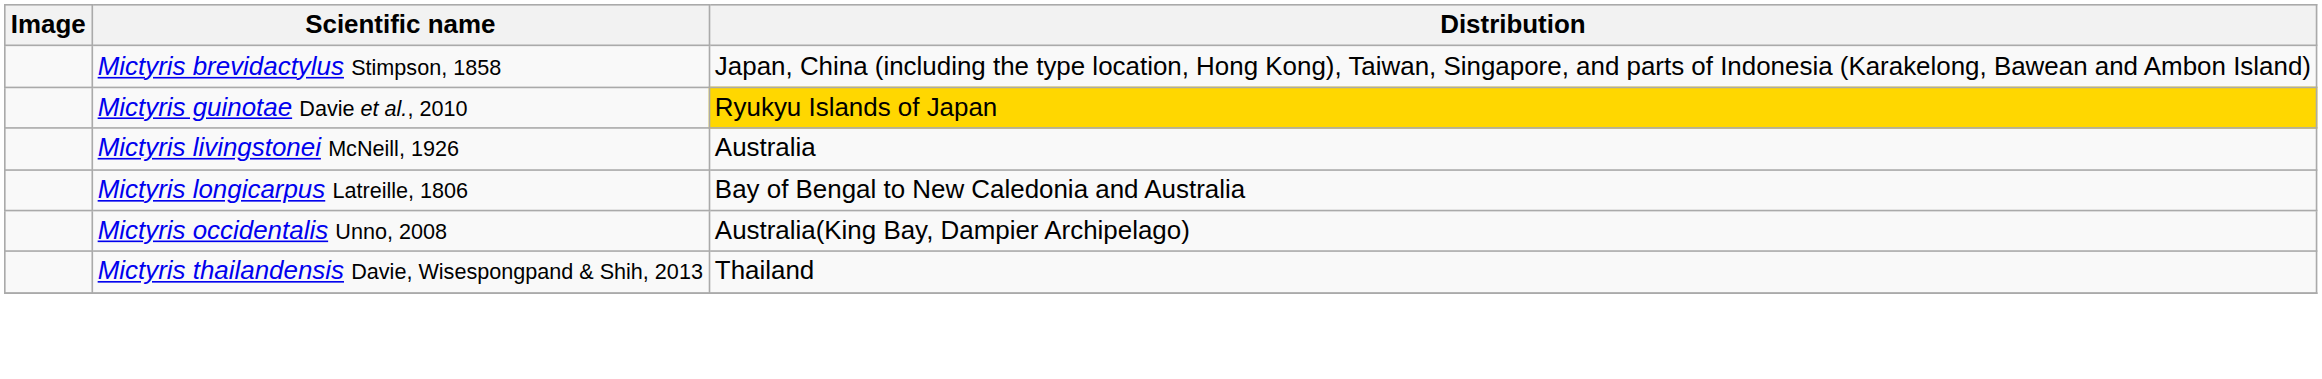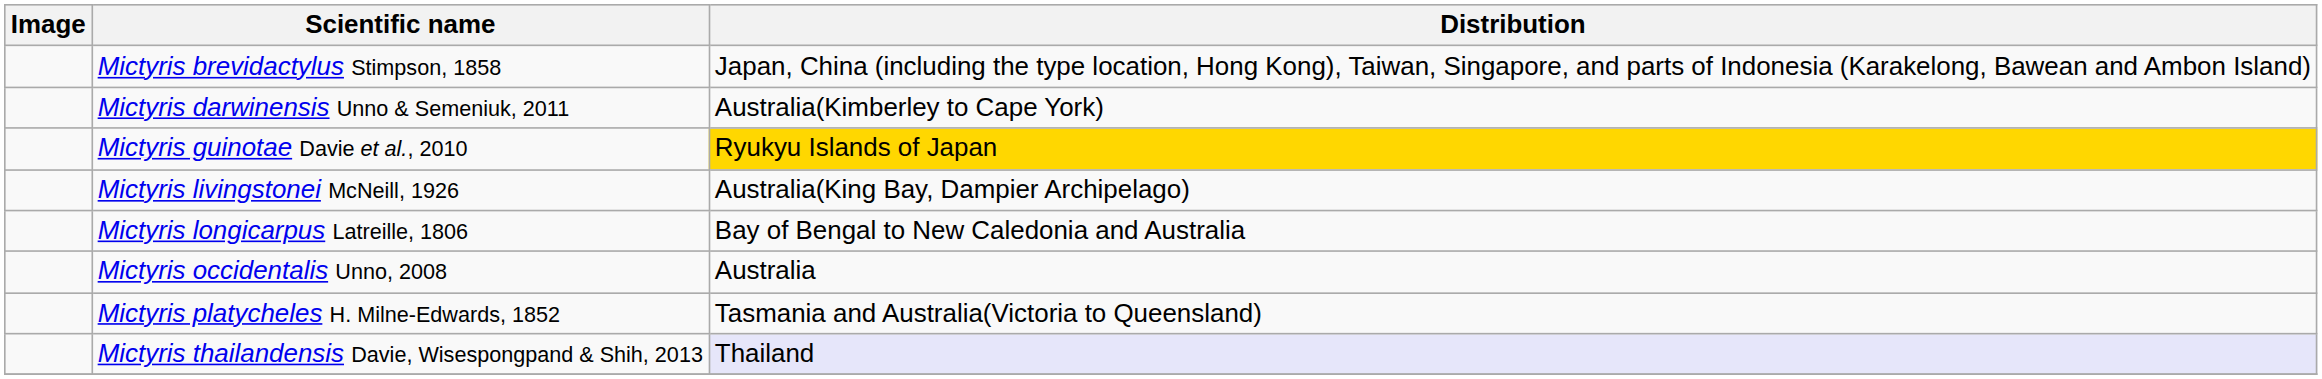+ row: (333, 107)
(765, 148) Australia -> (952, 189) Australia(King Bay, Dampier Archipelago)
(952, 230) Australia(King Bay, Dampier Archipelago) -> (765, 271) Australia
+ row: (329, 312)
(765, 271) no background -> (765, 353) lavender background
